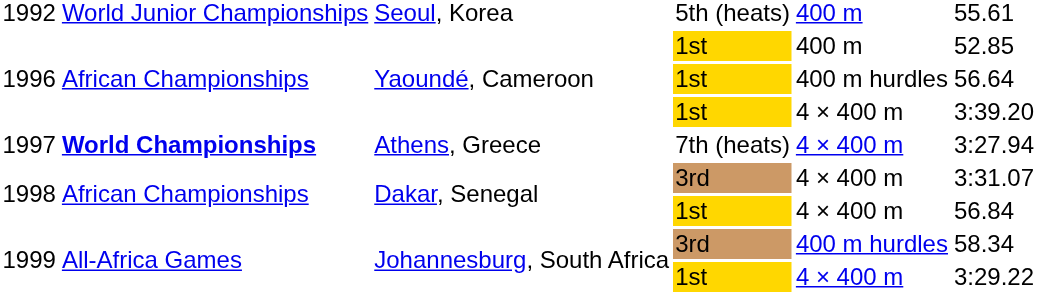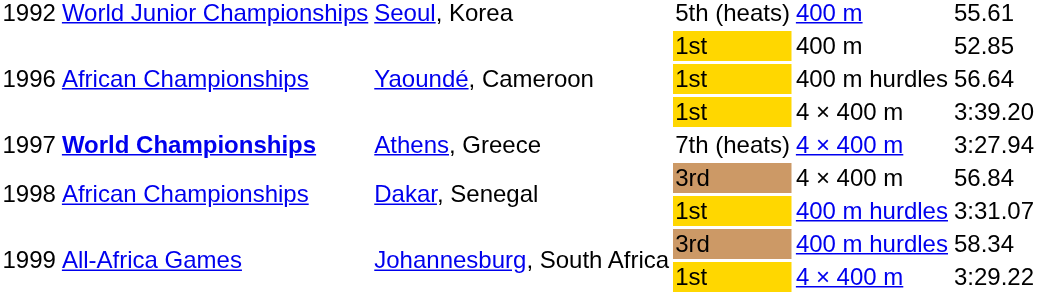(994, 177) 3:31.07 -> (984, 177) 56.84
(850, 210) 4 × 400 m -> (872, 210) 400 m hurdles
(984, 210) 56.84 -> (994, 210) 3:31.07
